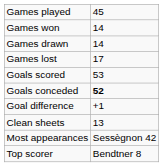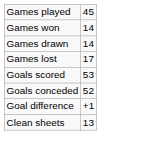(98, 91) bold -> (88, 91) normal
- row: (47, 138)
- row: (30, 153)
